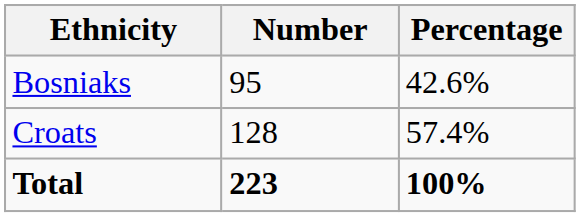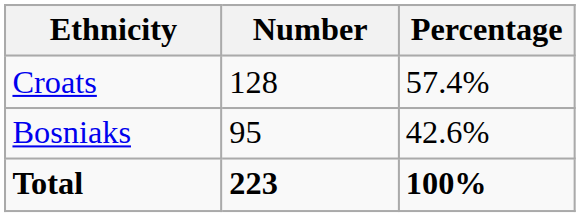rows swapped: (55, 132) <-> (72, 81)
